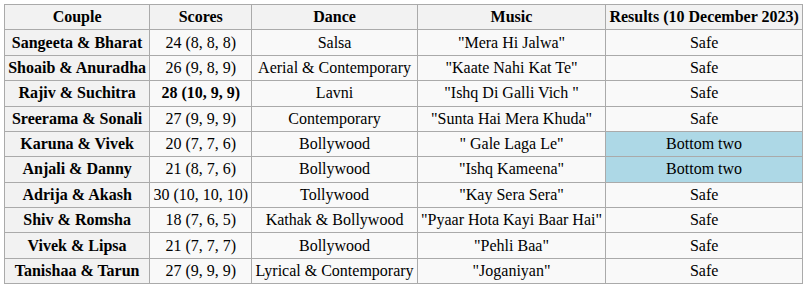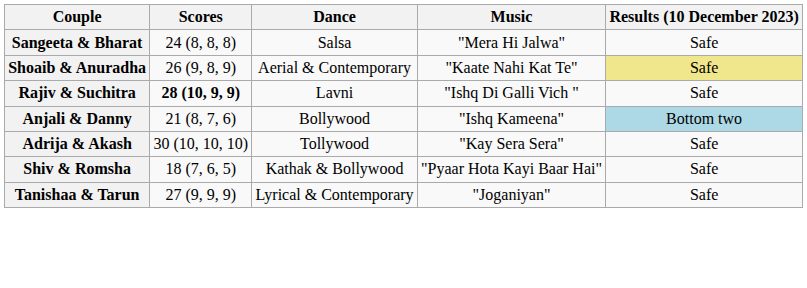(704, 67) no background -> (704, 67) khaki background
- row: (77, 118)
- row: (77, 144)
- row: (77, 245)
